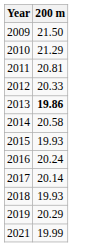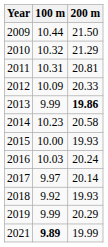+ column: (50, 13)
